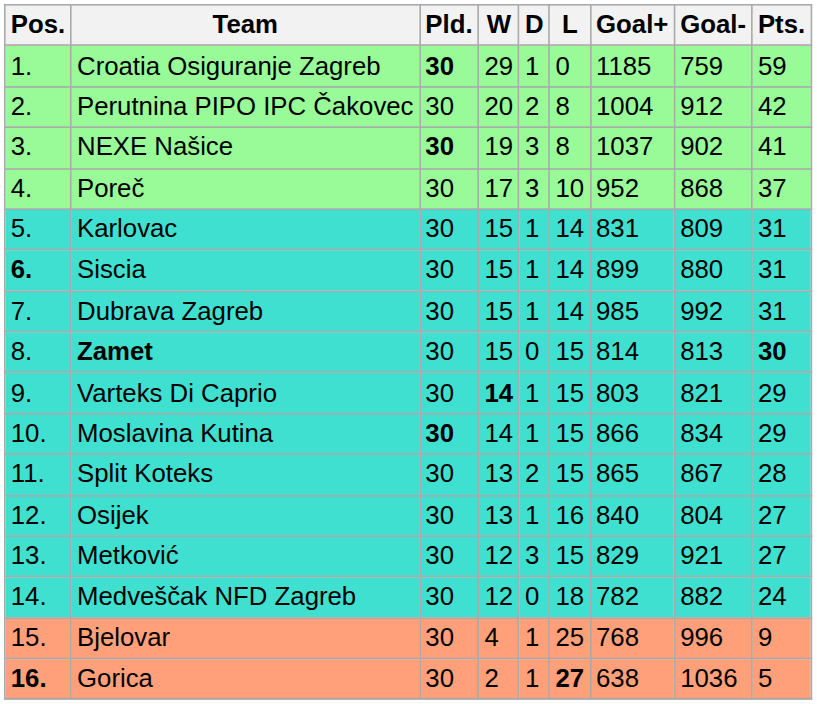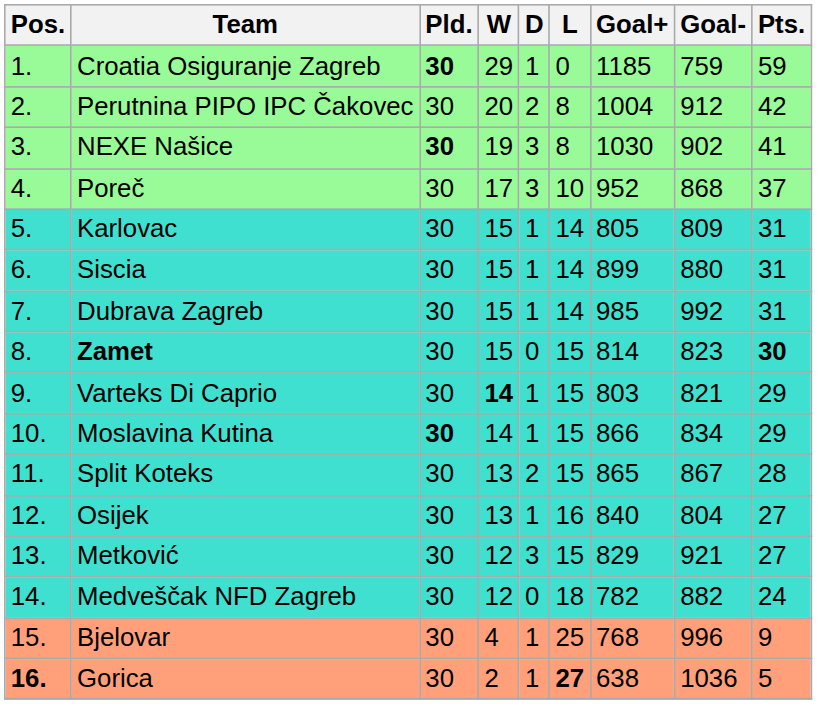(625, 147) 1037 -> (625, 147) 1030
(618, 229) 831 -> (618, 229) 805
(21, 270) bold -> (21, 270) normal
(702, 351) 813 -> (702, 351) 823
